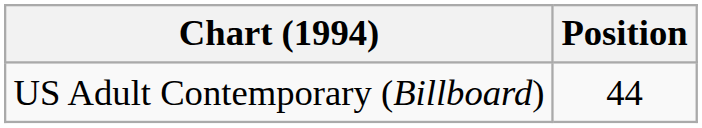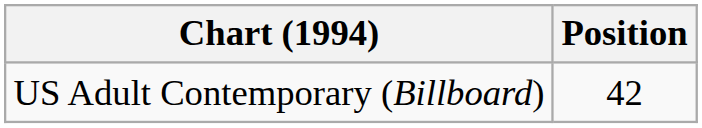(625, 91) 44 -> (625, 91) 42
